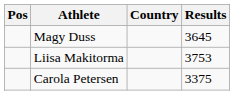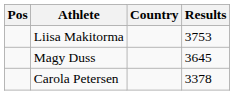rows swapped: (79, 57) <-> (65, 36)
(198, 79) 3375 -> (198, 79) 3378
